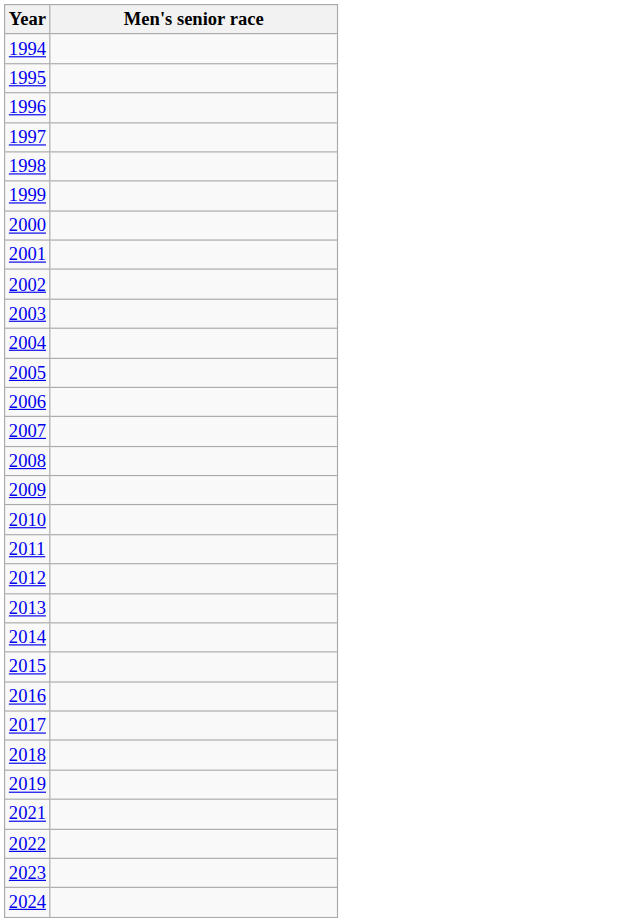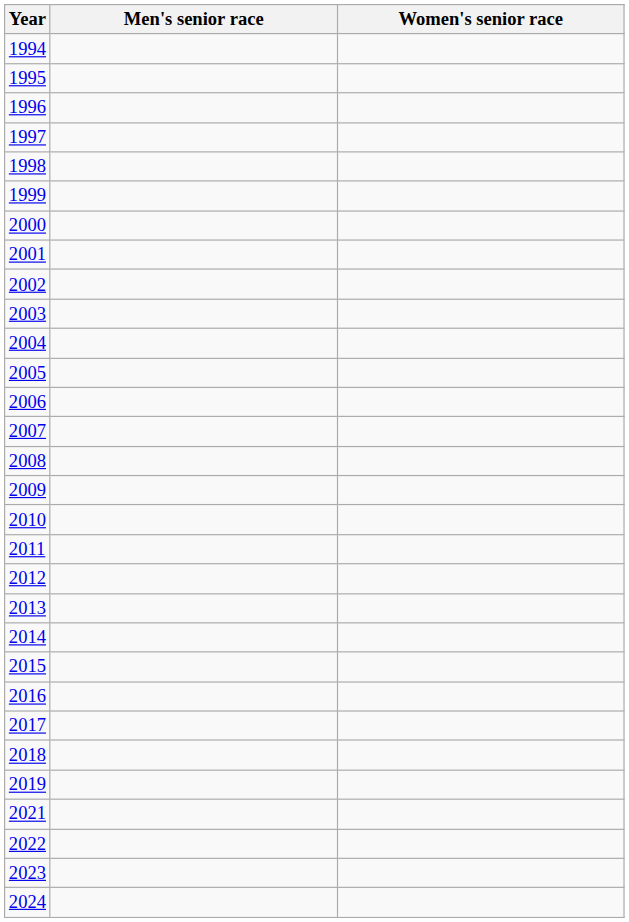+ column: (481, 19)
